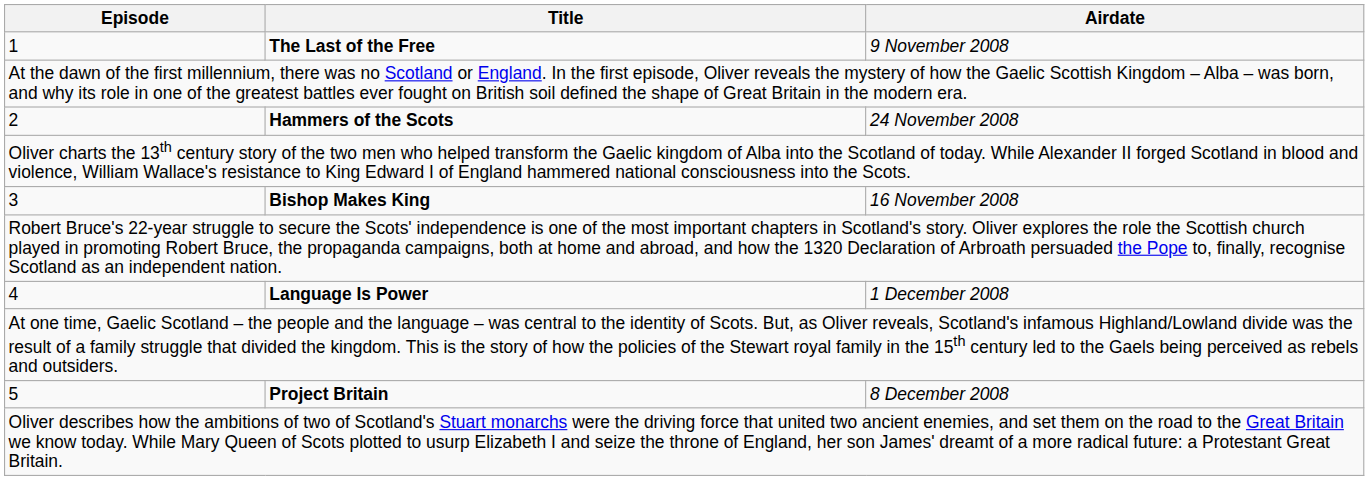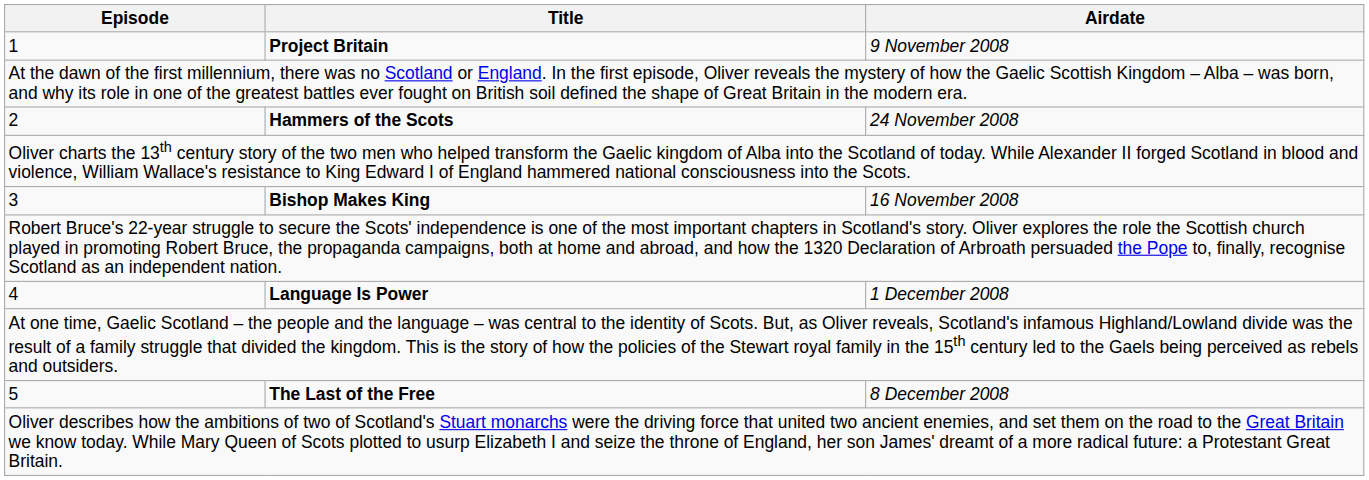(352, 45) The Last of the Free -> (329, 45) Project Britain
(329, 394) Project Britain -> (352, 394) The Last of the Free
